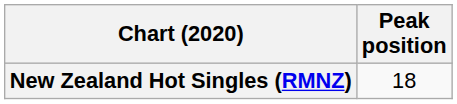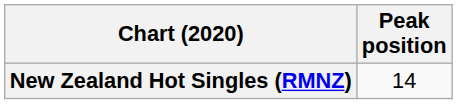(404, 80) 18 -> (404, 80) 14
